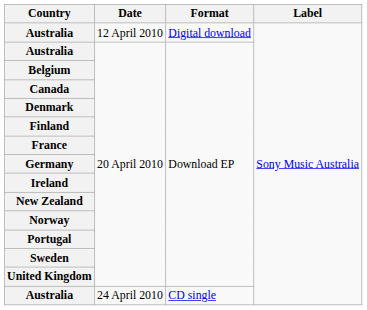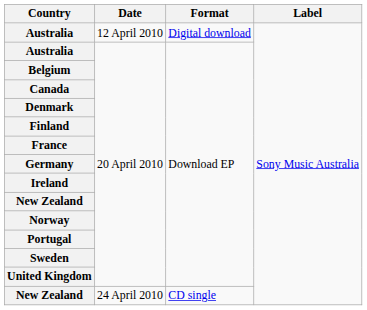(49, 295) Australia -> (49, 295) New Zealand
